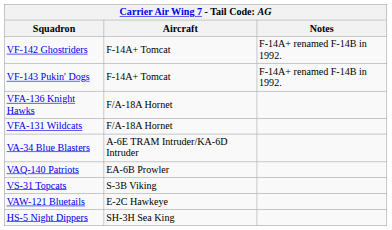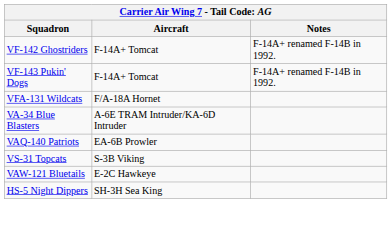- row: (41, 104)
